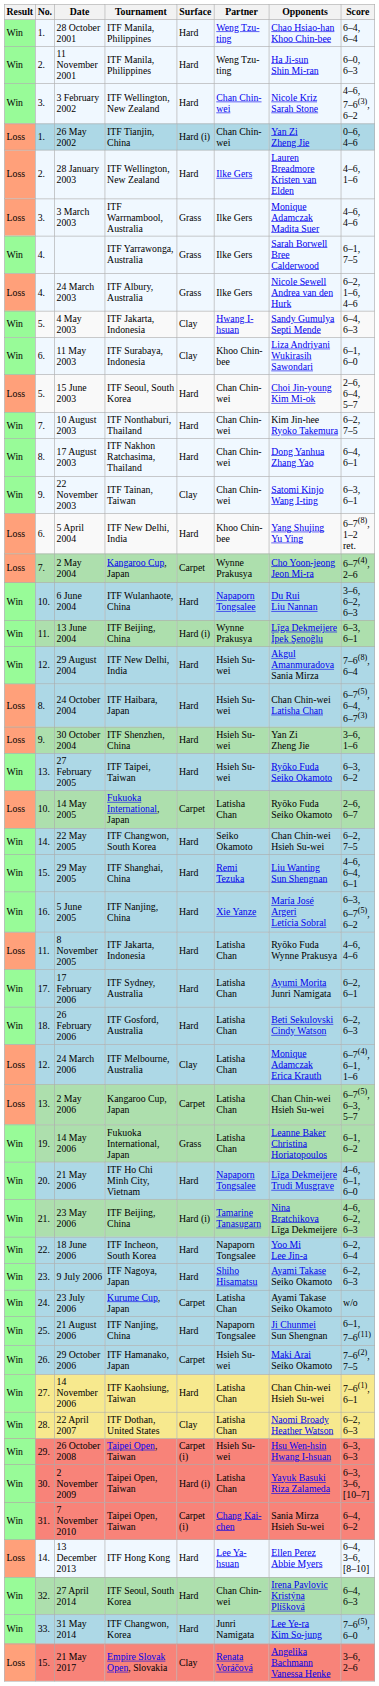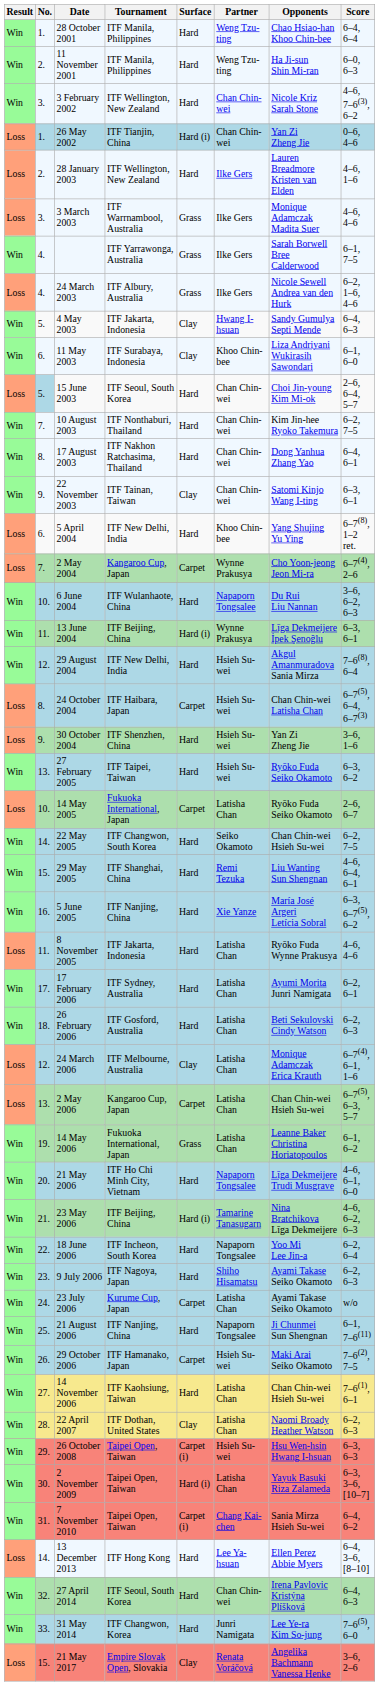(41, 393) no background -> (41, 393) lightblue background
(189, 705) Hard -> (192, 705) Carpet
